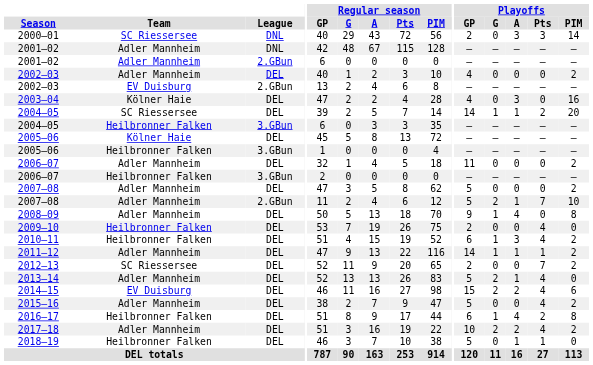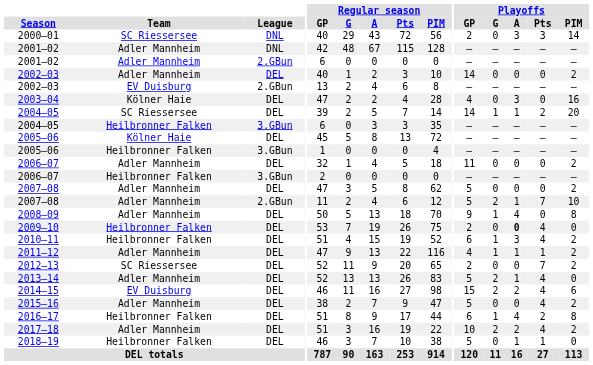(469, 74) 4 -> (469, 74) 14
(517, 227) normal -> (517, 227) bold
(469, 253) 14 -> (469, 253) 4
